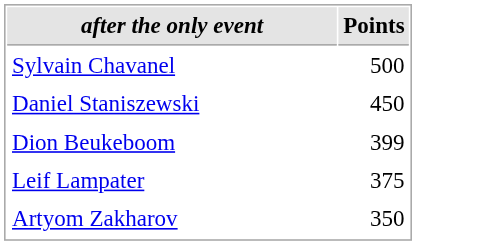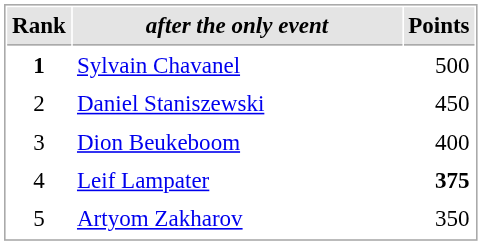+ column: (39, 25)
(387, 142) 399 -> (452, 142) 400
(387, 180) normal -> (452, 180) bold
